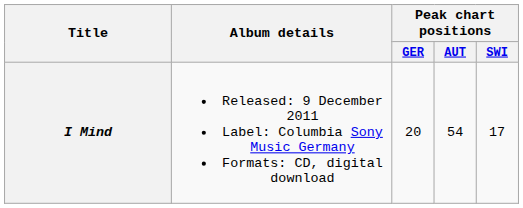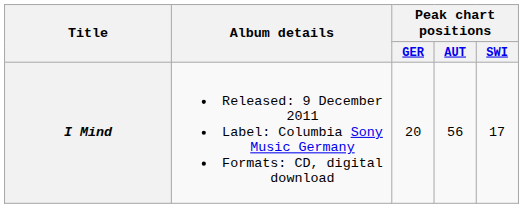(455, 133) 54 -> (455, 133) 56
